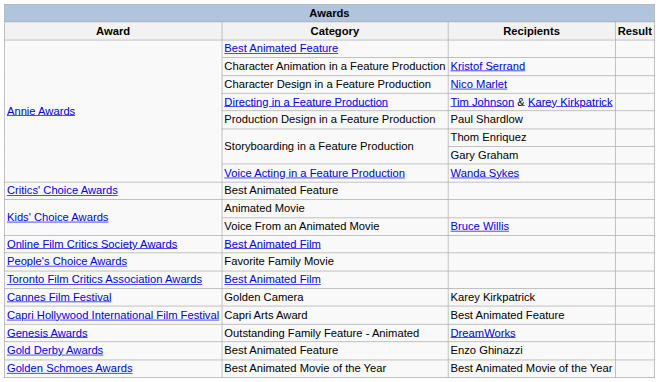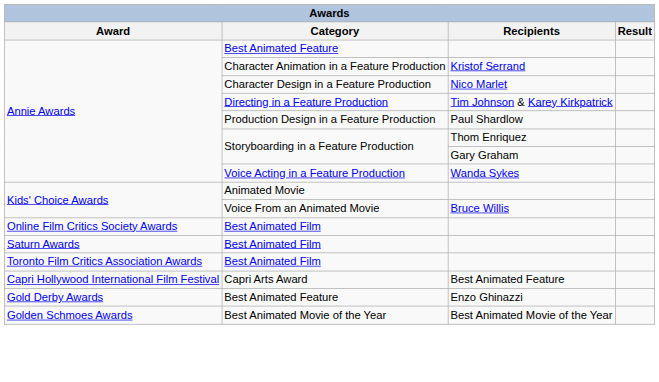- row: (62, 191)
- row: (67, 262)
+ row: (43, 244)
- row: (59, 297)
- row: (47, 333)
